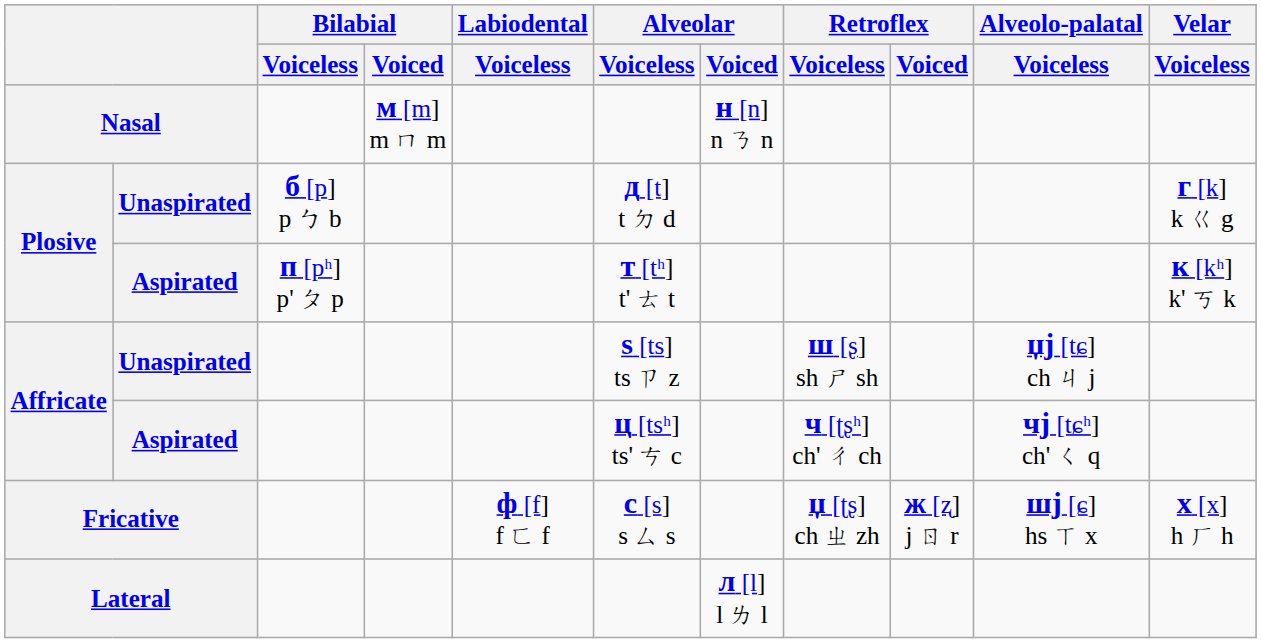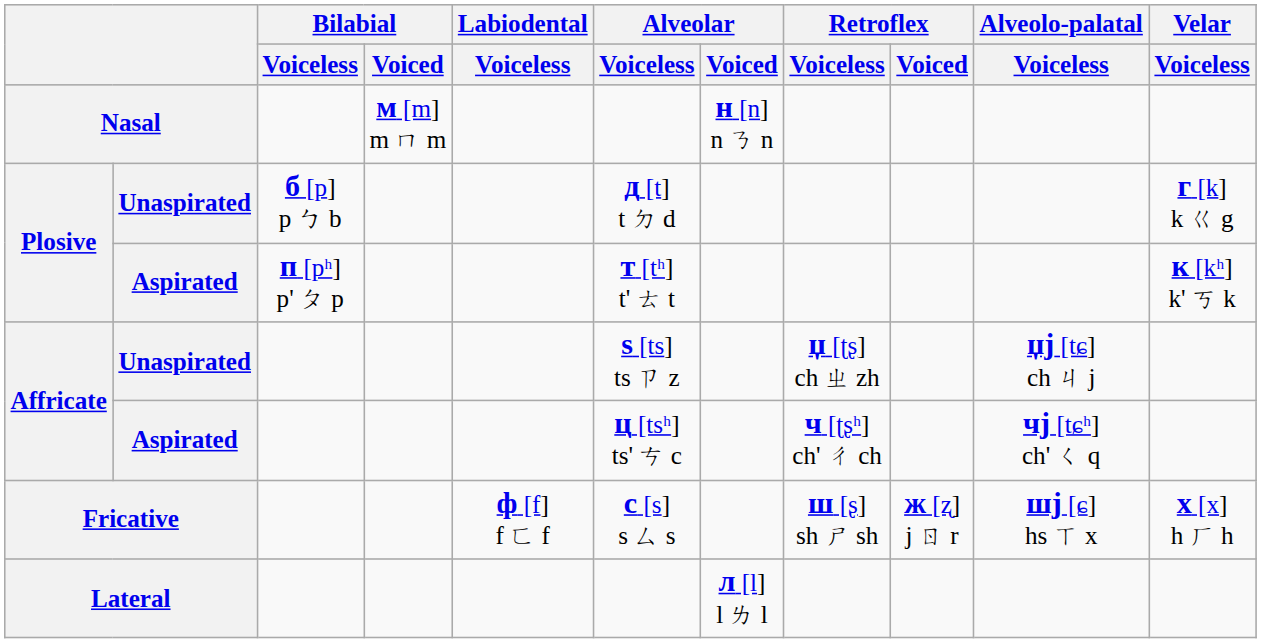(837, 359) ш [ʂ] sh ㄕ sh -> (837, 359) џ [ʈʂ] ch ㄓ zh
(837, 517) џ [ʈʂ] ch ㄓ zh -> (837, 517) ш [ʂ] sh ㄕ sh
